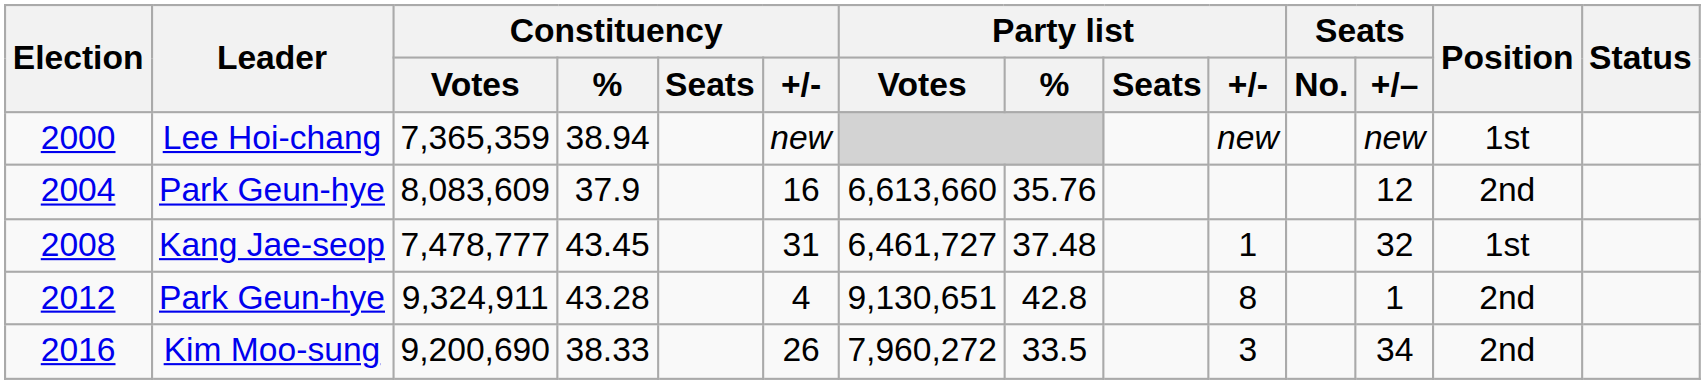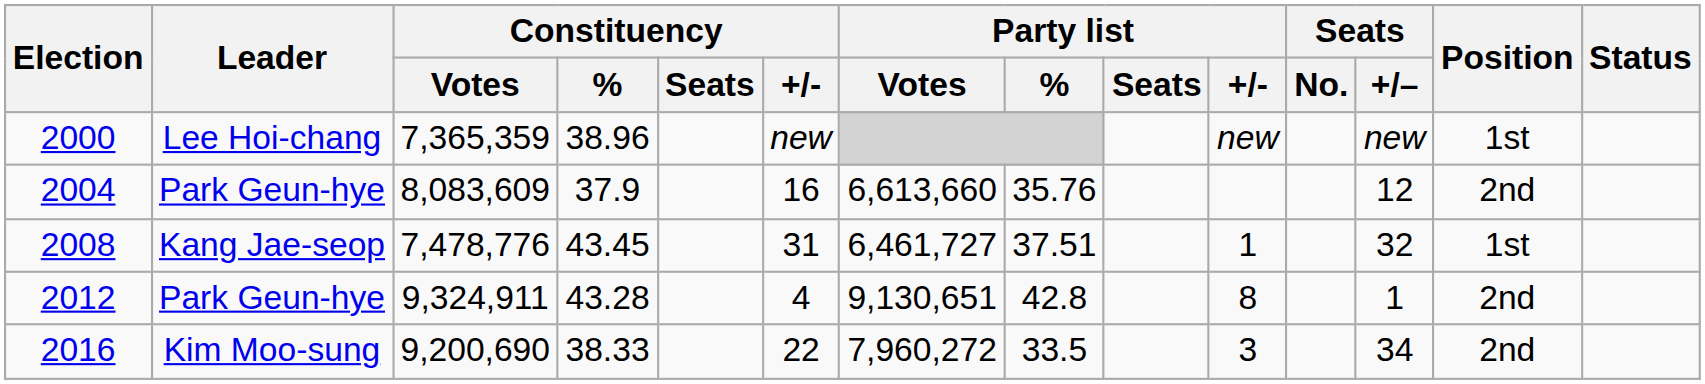(608, 137) 38.94 -> (608, 137) 38.96
(475, 244) 7,478,777 -> (475, 244) 7,478,776
(1054, 244) 37.48 -> (1054, 244) 37.51
(801, 350) 26 -> (801, 350) 22
